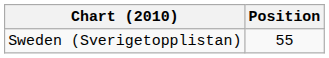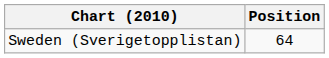(284, 41) 55 -> (284, 41) 64
